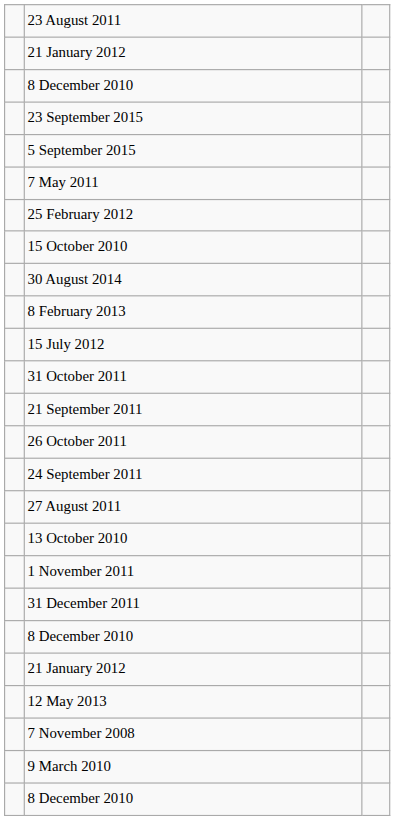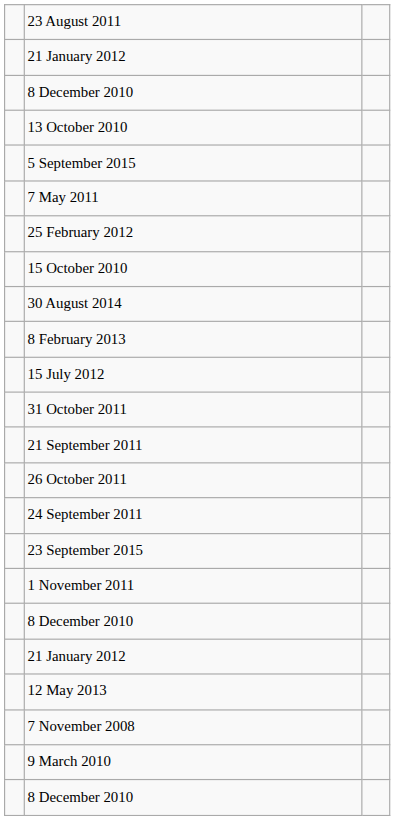rows swapped: (14, 118) <-> (14, 539)
- row: (14, 507)
- row: (14, 604)
